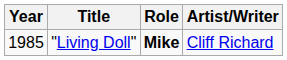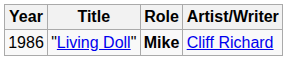(26, 42) 1985 -> (26, 42) 1986
